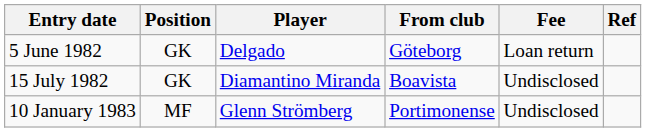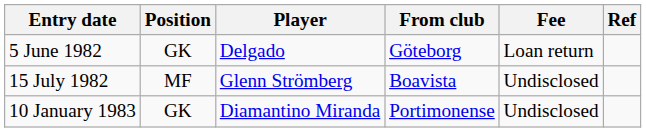(178, 80) GK -> (178, 80) MF
(300, 80) Diamantino Miranda -> (286, 80) Glenn Strömberg
(178, 111) MF -> (178, 111) GK
(286, 111) Glenn Strömberg -> (300, 111) Diamantino Miranda
